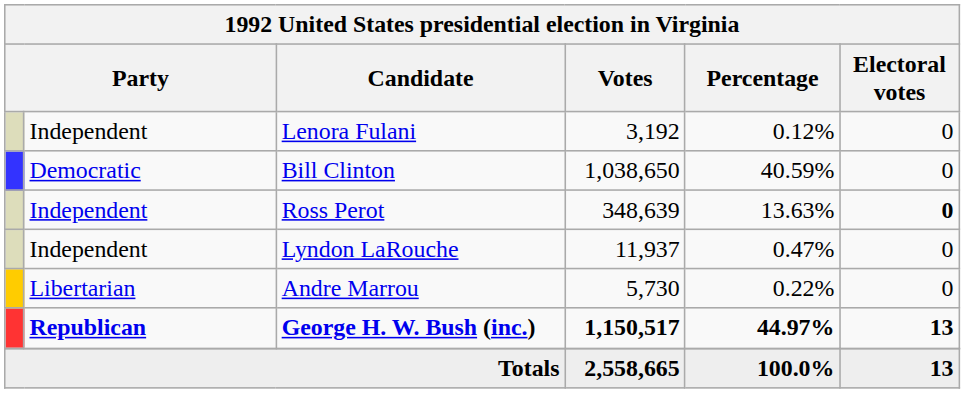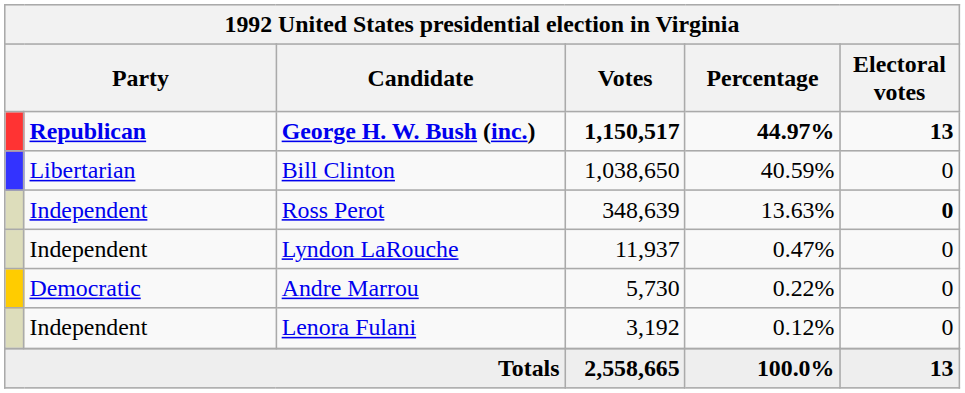rows swapped: (409, 328) <-> (349, 131)
(85, 170) Democratic -> (82, 170) Libertarian
(82, 288) Libertarian -> (85, 288) Democratic
